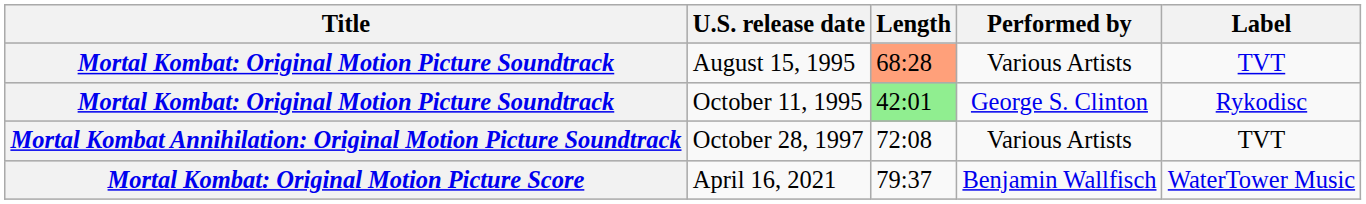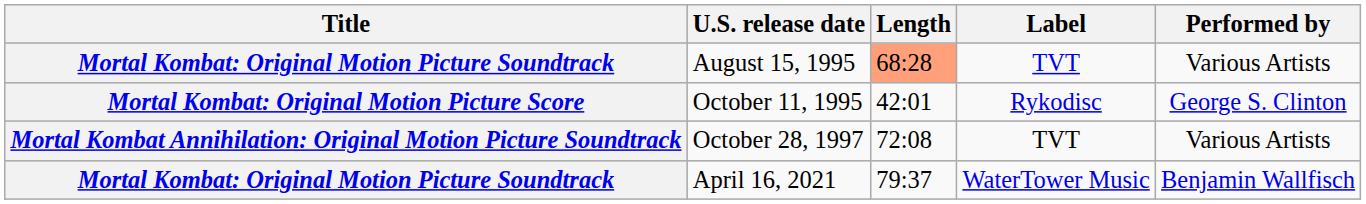columns swapped: (1059, 23) <-> (1261, 23)
(346, 101) Mortal Kombat: Original Motion Picture Soundtrack -> (346, 101) Mortal Kombat: Original Motion Picture Score
(904, 101) lightgreen background -> (904, 101) no background
(346, 179) Mortal Kombat: Original Motion Picture Score -> (346, 179) Mortal Kombat: Original Motion Picture Soundtrack
